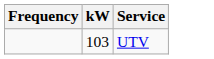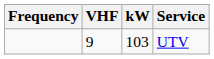+ column: (102, 16)
